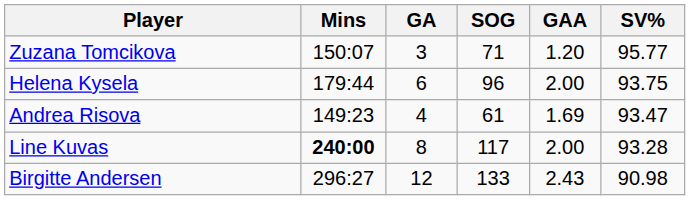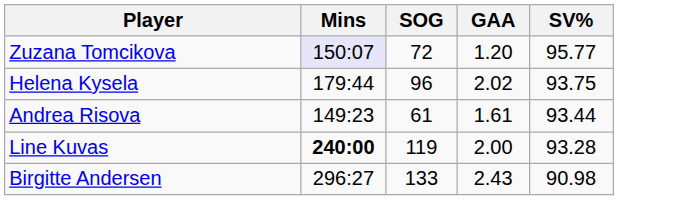- column: (421, 20)
(343, 52) no background -> (343, 52) lavender background
(493, 52) 71 -> (421, 52) 72
(565, 83) 2.00 -> (493, 83) 2.02
(565, 115) 1.69 -> (493, 115) 1.61
(643, 115) 93.47 -> (571, 115) 93.44
(493, 147) 117 -> (421, 147) 119
